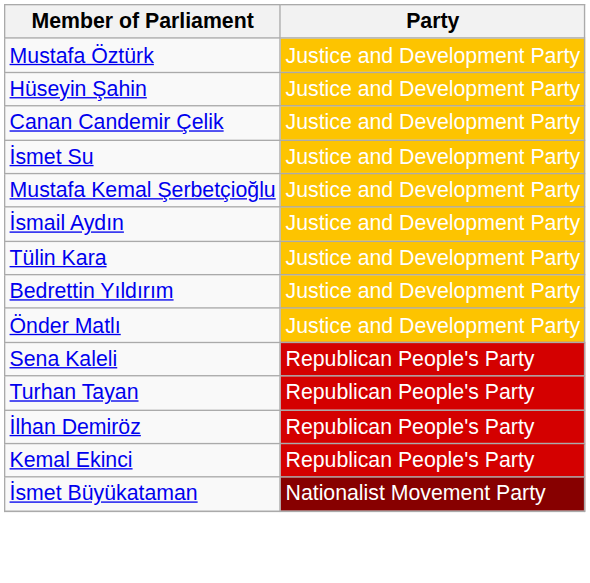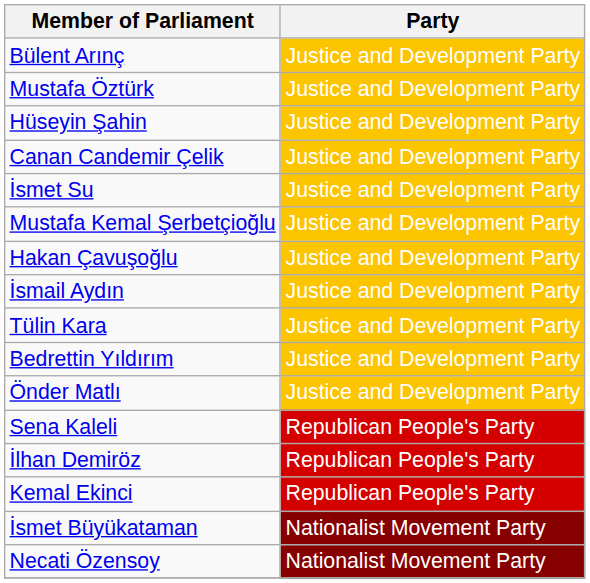+ row: (67, 55)
+ row: (94, 257)
- row: (74, 392)
+ row: (85, 561)
